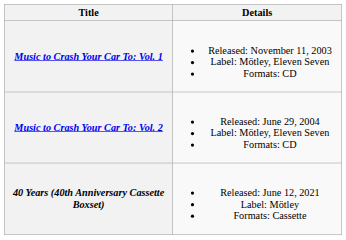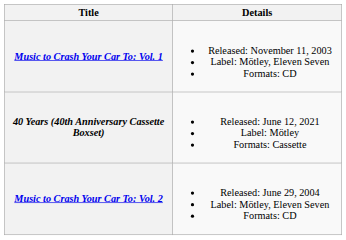rows swapped: (89, 127) <-> (89, 198)
